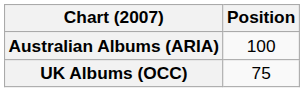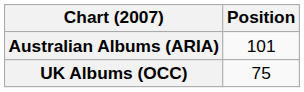(261, 45) 100 -> (261, 45) 101
